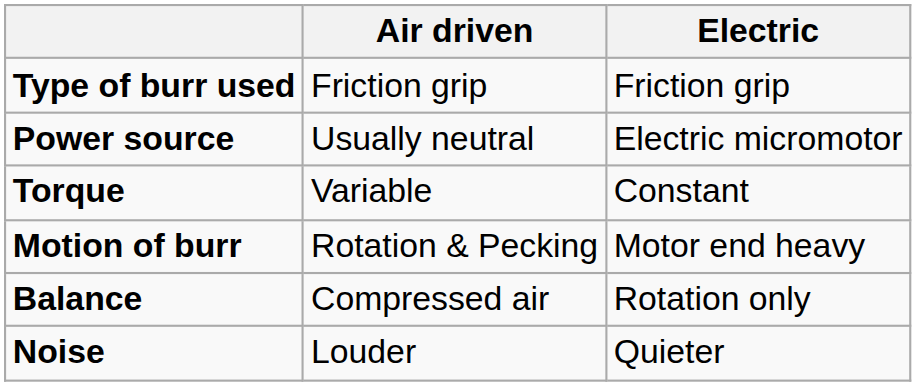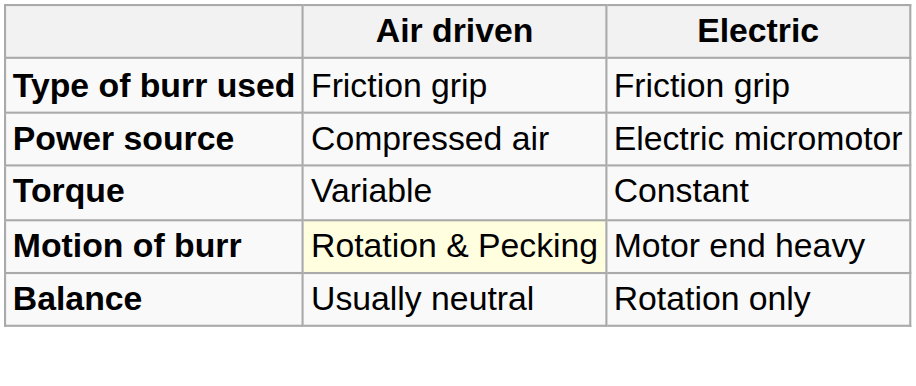(423, 138) Usually neutral -> (430, 138) Compressed air
(455, 245) no background -> (455, 245) lightyellow background
(430, 298) Compressed air -> (423, 298) Usually neutral
- row: (59, 352)
